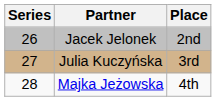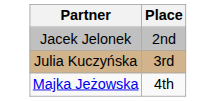- column: (30, 15)
